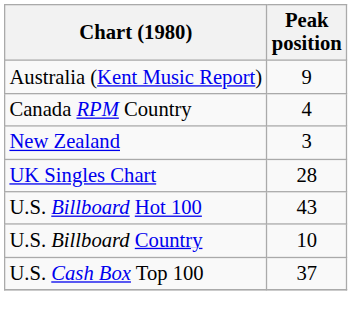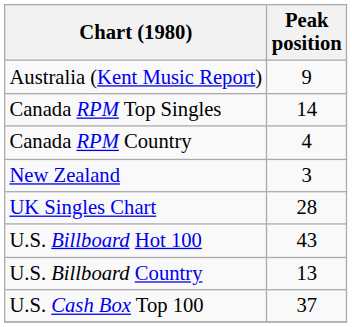+ row: (115, 109)
(307, 240) 10 -> (307, 273) 13
